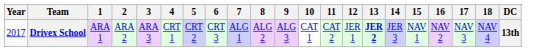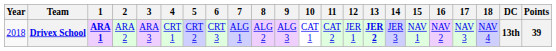+ column: (537, 11)
(16, 32) 2017 -> (16, 32) 2018
(100, 32) normal -> (100, 32) bold
